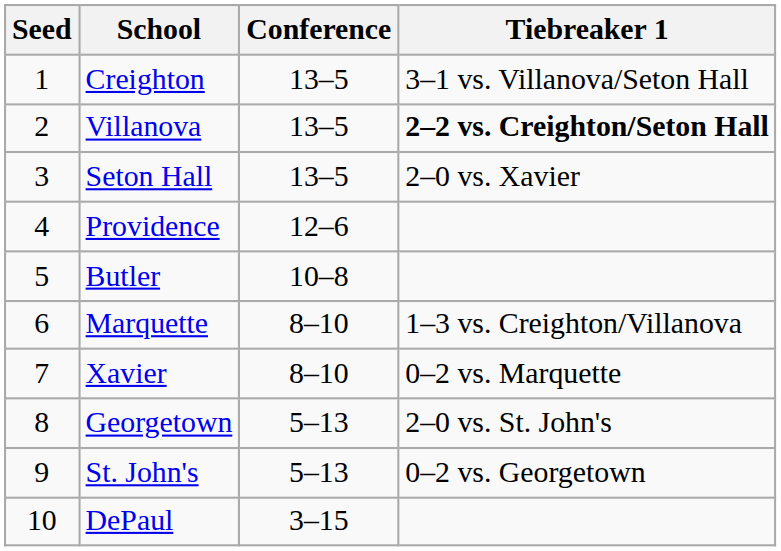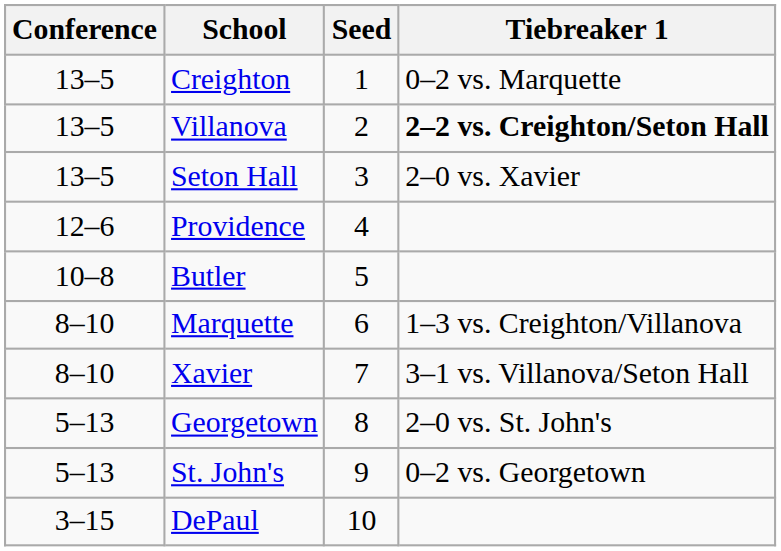columns swapped: (42, 29) <-> (319, 29)
(577, 78) 3–1 vs. Villanova/Seton Hall -> (513, 78) 0–2 vs. Marquette
(513, 373) 0–2 vs. Marquette -> (577, 373) 3–1 vs. Villanova/Seton Hall
